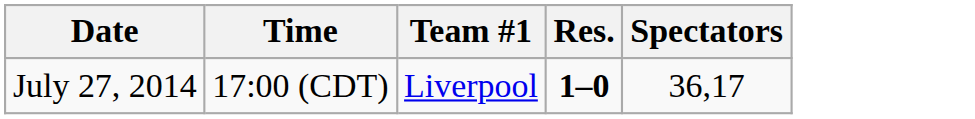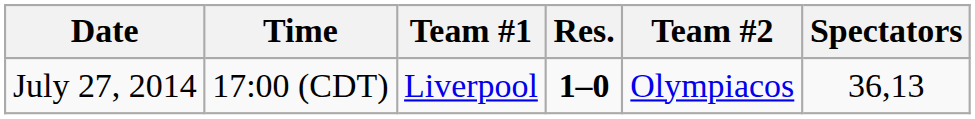+ column: (712, 31)
(707, 85) 36,17 -> (886, 85) 36,13
